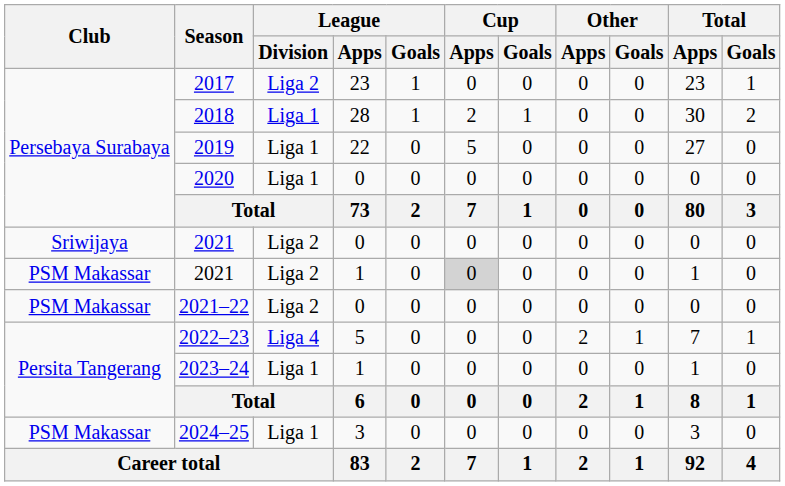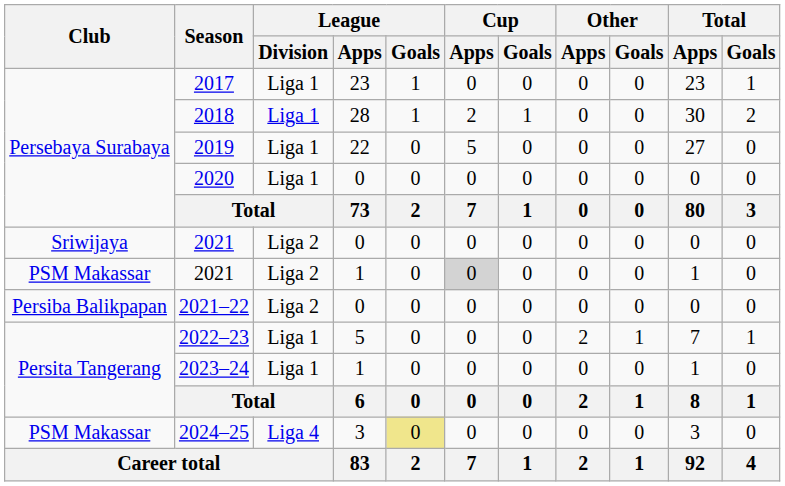(293, 83) Liga 2 -> (293, 83) Liga 1
(89, 305) PSM Makassar -> (89, 305) Persiba Balikpapan
(293, 337) Liga 4 -> (293, 337) Liga 1
(293, 432) Liga 1 -> (293, 432) Liga 4
(416, 432) no background -> (416, 432) khaki background
